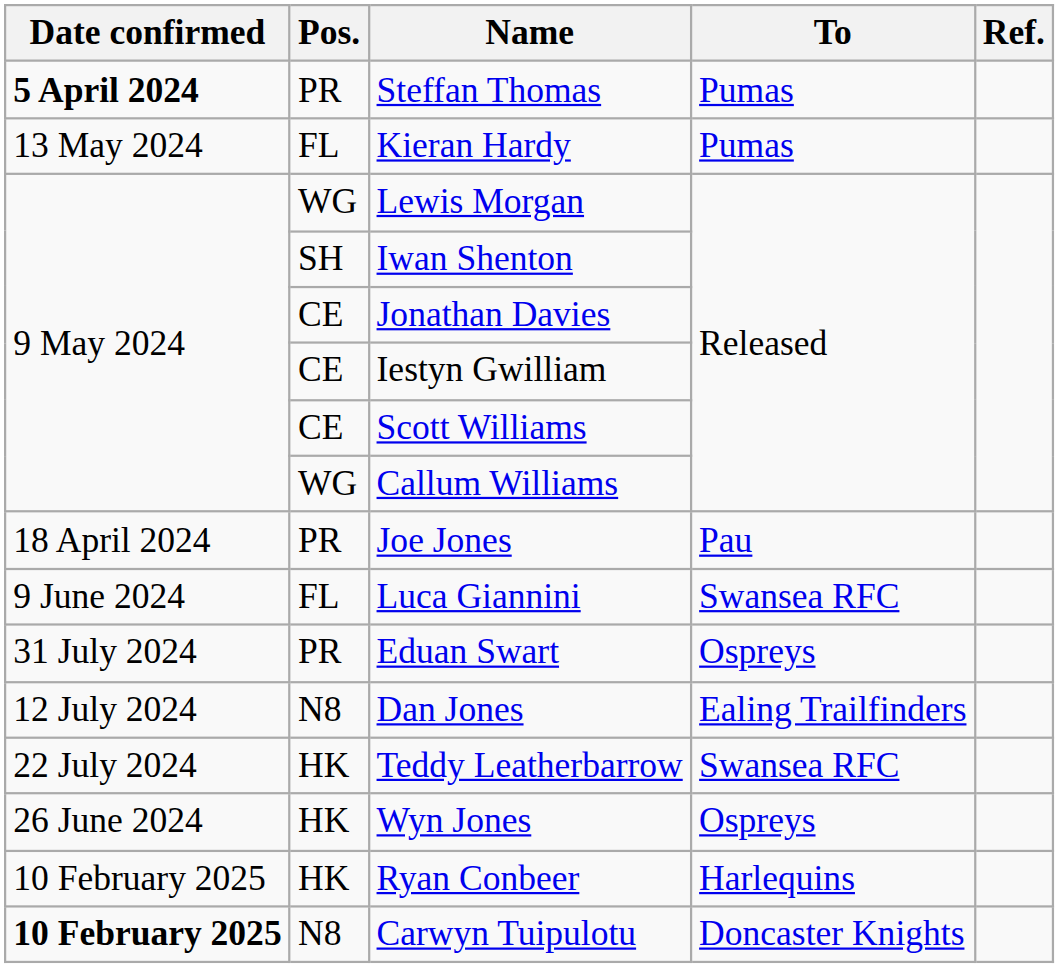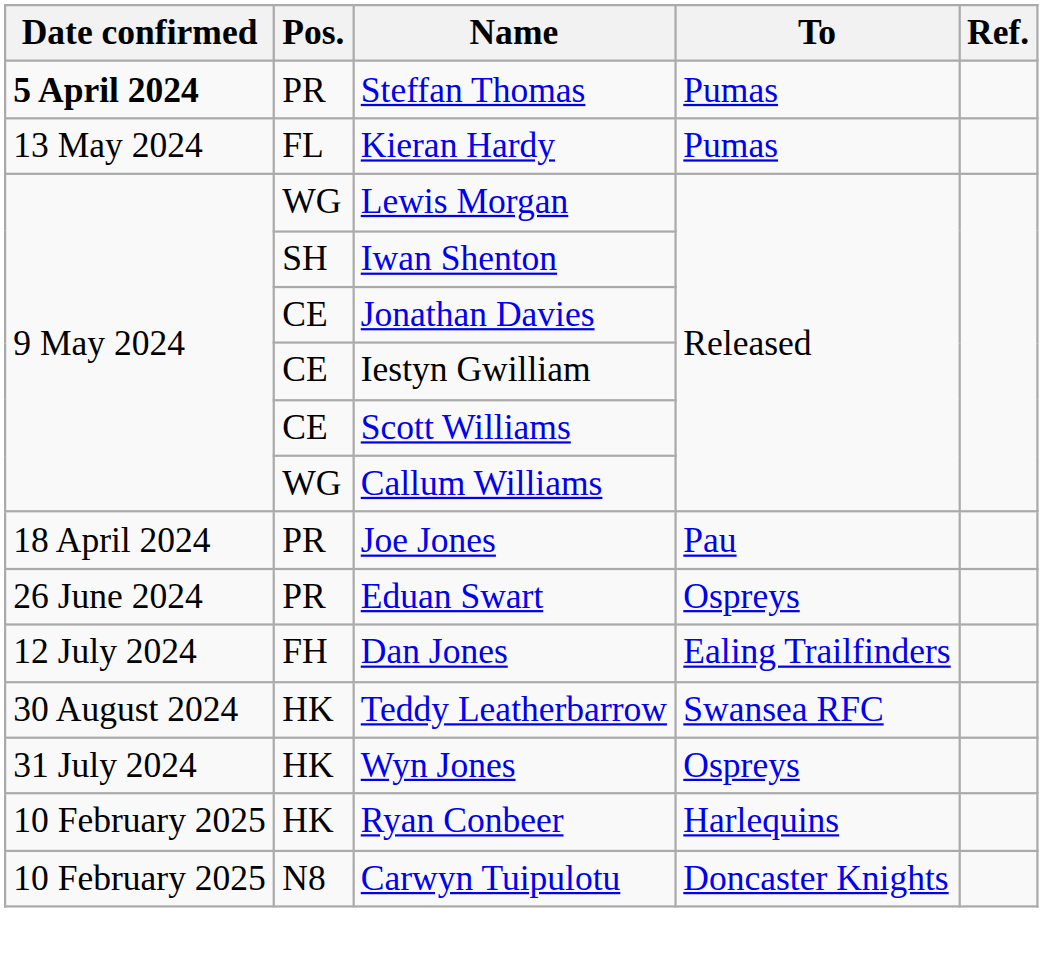- row: (479, 595)
(105, 652) 31 July 2024 -> (108, 595) 26 June 2024
(320, 708) N8 -> (305, 652) FH
(105, 764) 22 July 2024 -> (126, 708) 30 August 2024
(108, 821) 26 June 2024 -> (105, 764) 31 July 2024
(147, 933) bold -> (140, 877) normal
